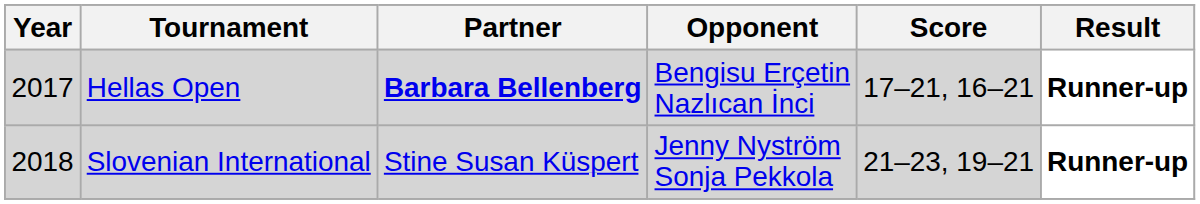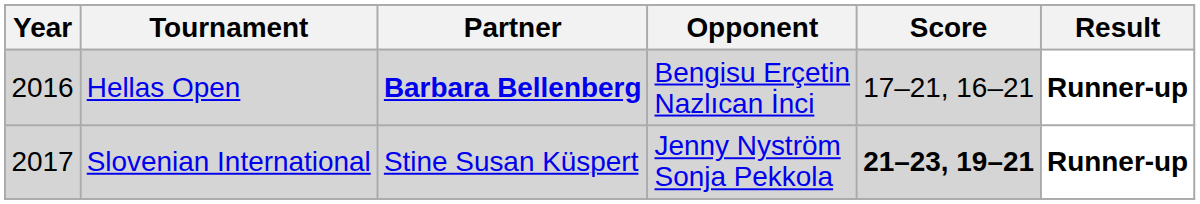(43, 87) 2017 -> (43, 87) 2016
(43, 162) 2018 -> (43, 162) 2017
(949, 162) normal -> (949, 162) bold
